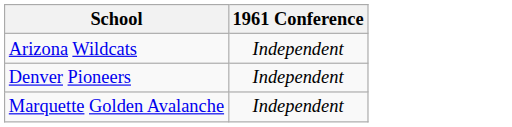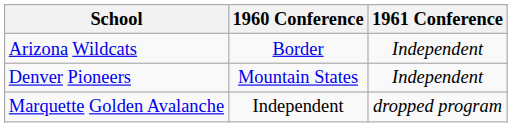+ column: (298, 19)
(298, 106) Independent -> (438, 106) dropped program
